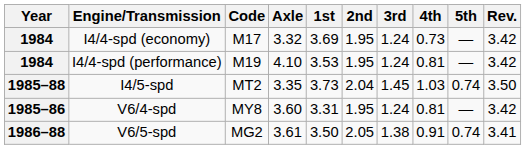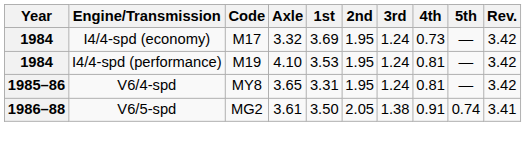- row: (147, 86)
(288, 109) 3.60 -> (288, 86) 3.65
